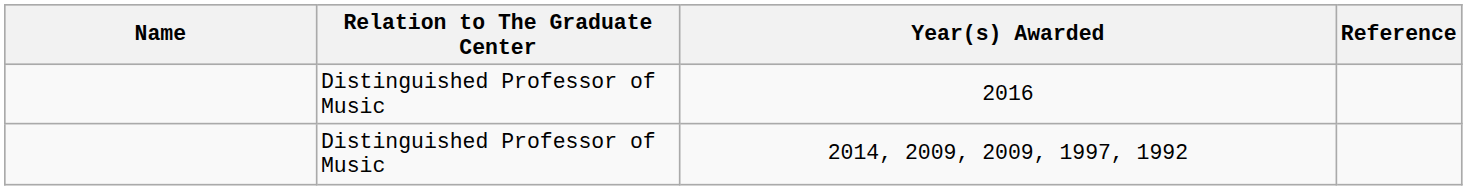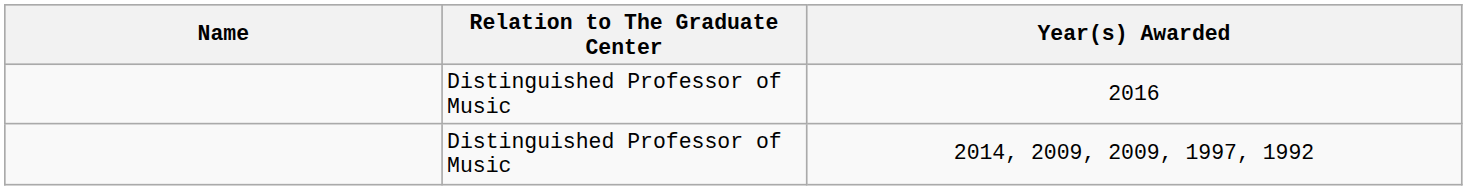- column: (1399, 35)
